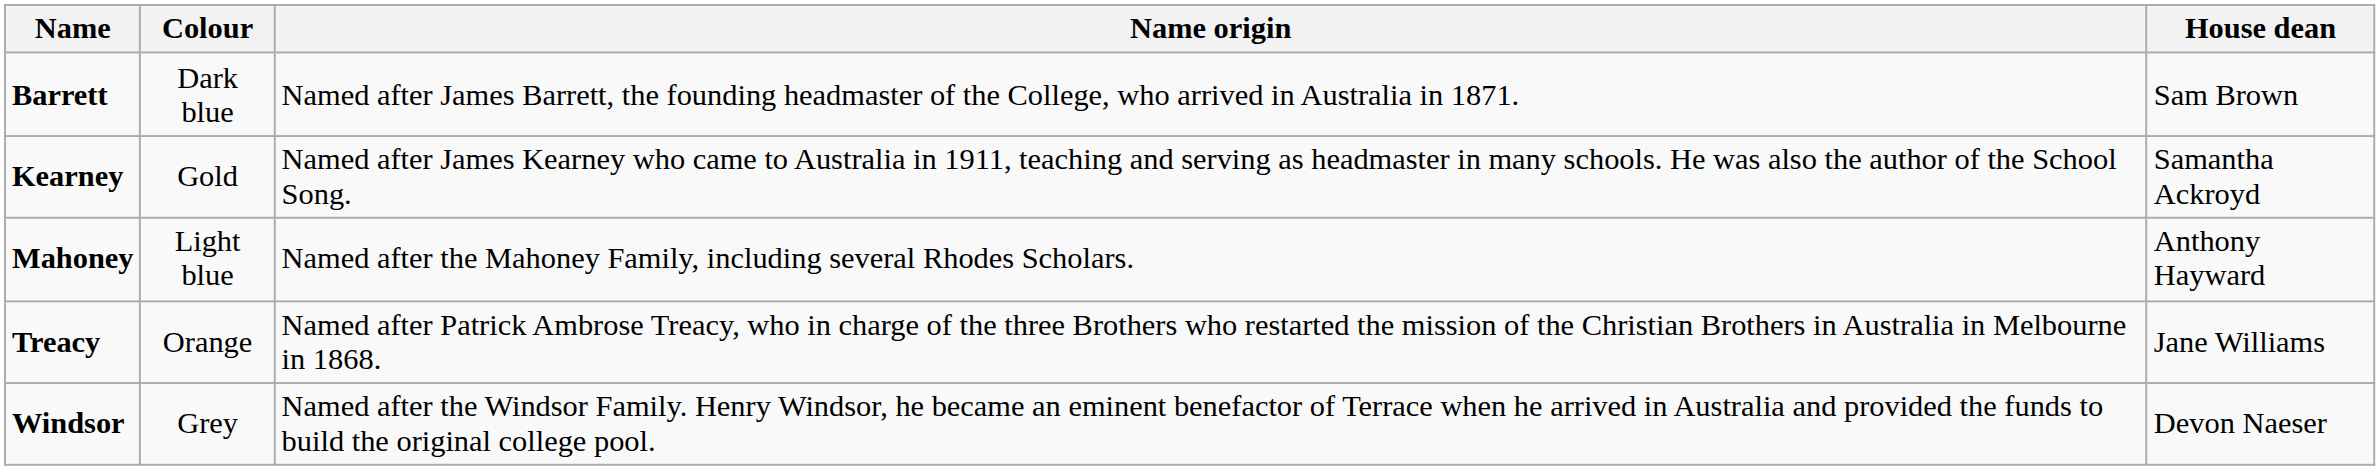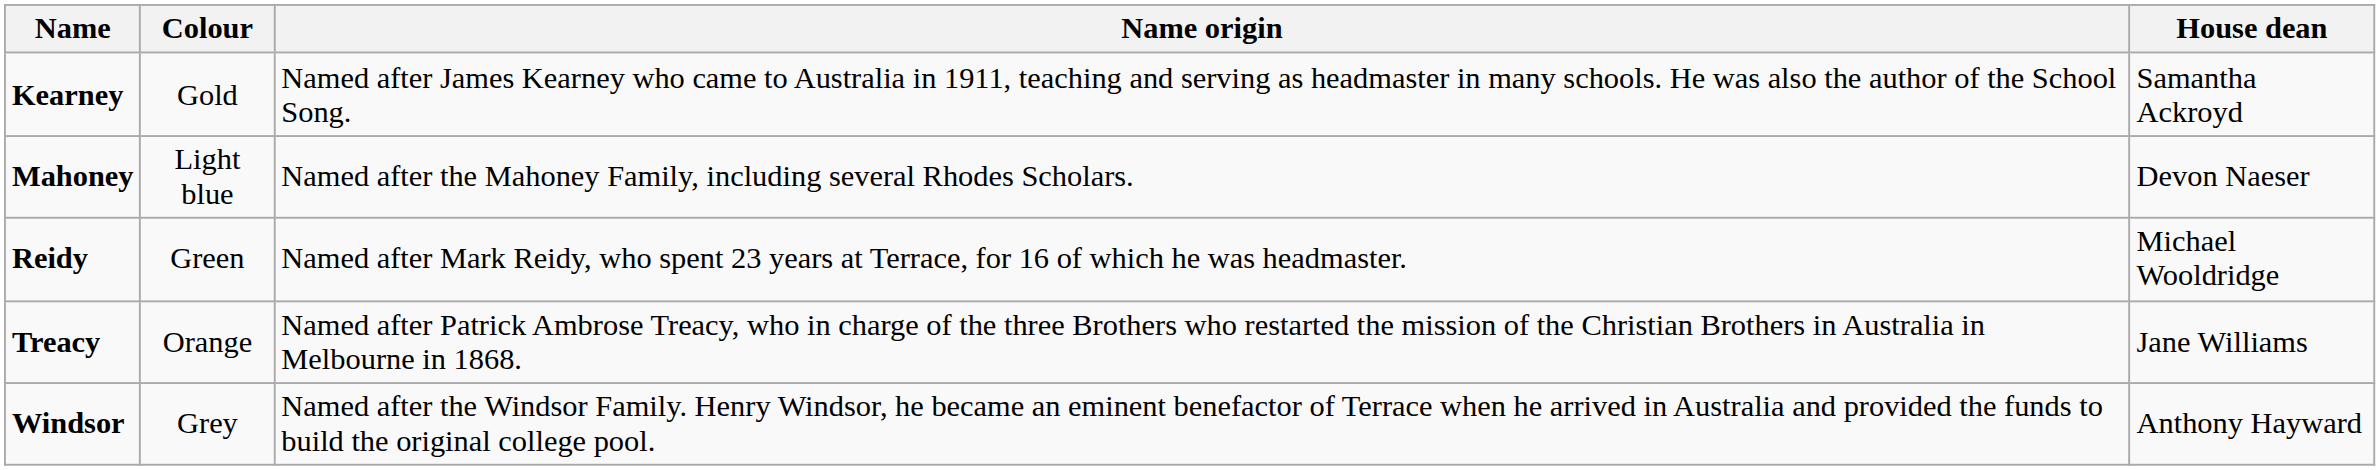- row: (60, 93)
(2209, 258) Anthony Hayward -> (2223, 176) Devon Naeser
+ row: (50, 258)
(2240, 423) Devon Naeser -> (2249, 423) Anthony Hayward
